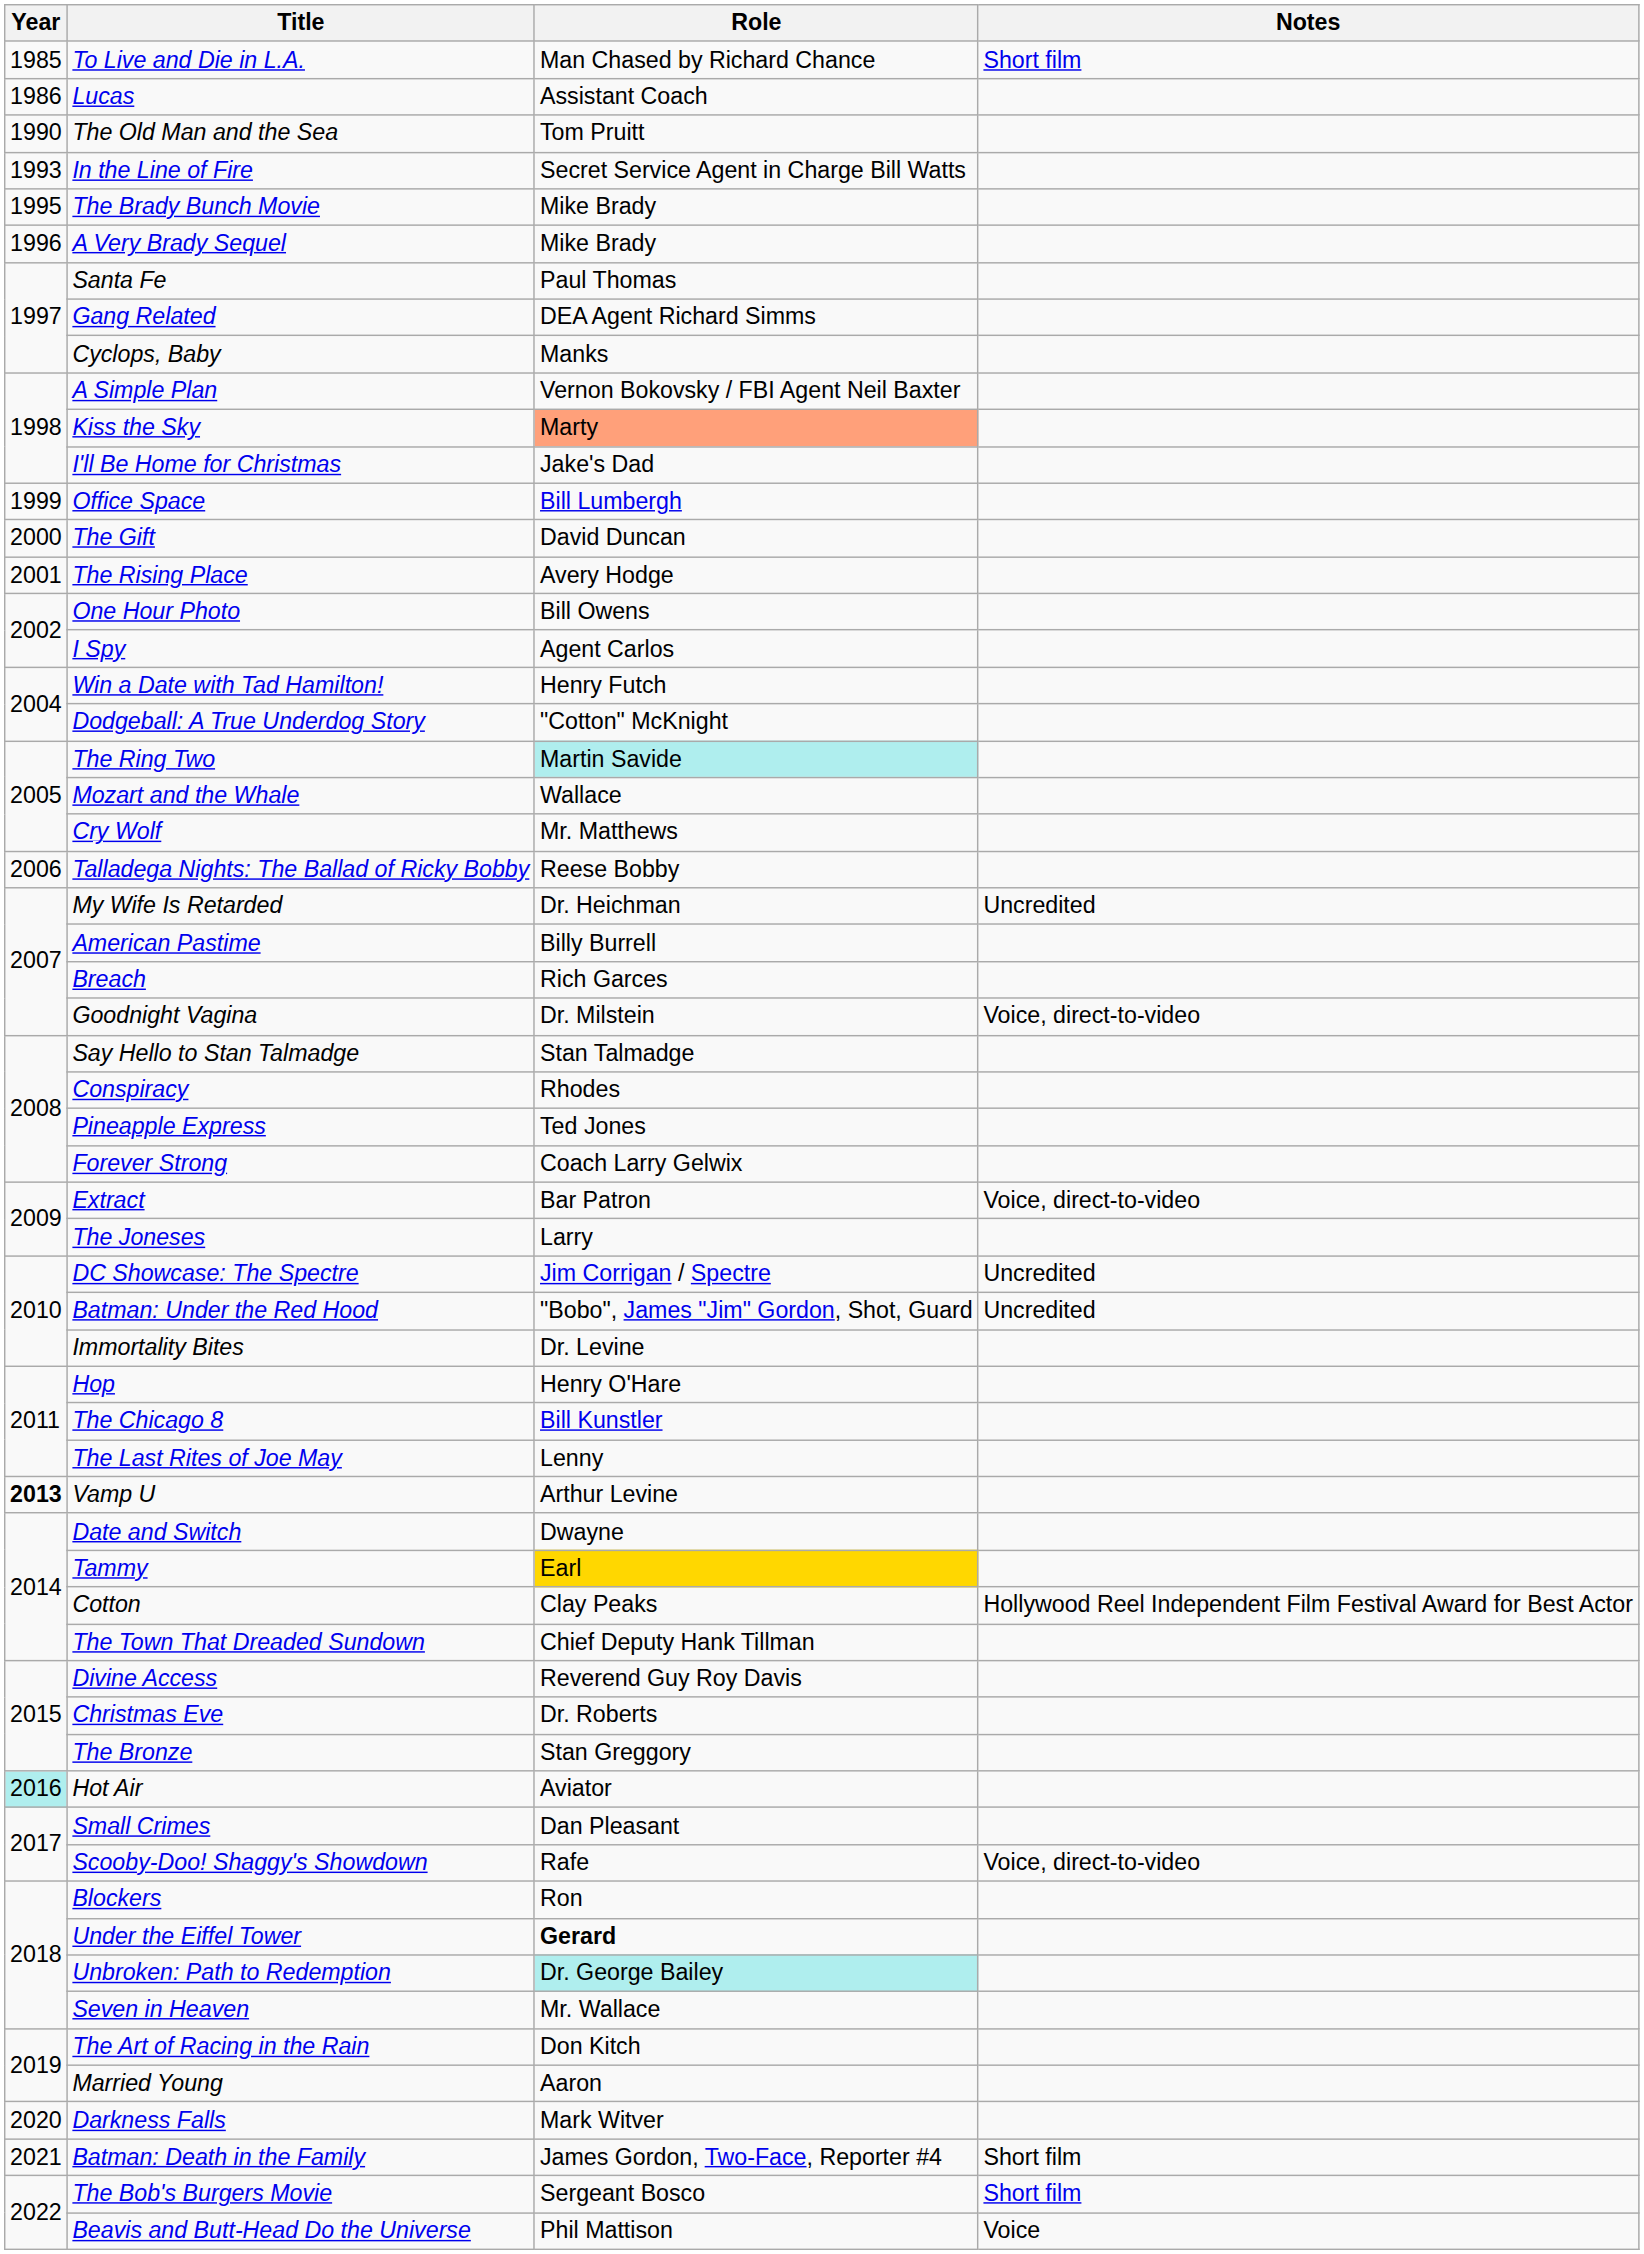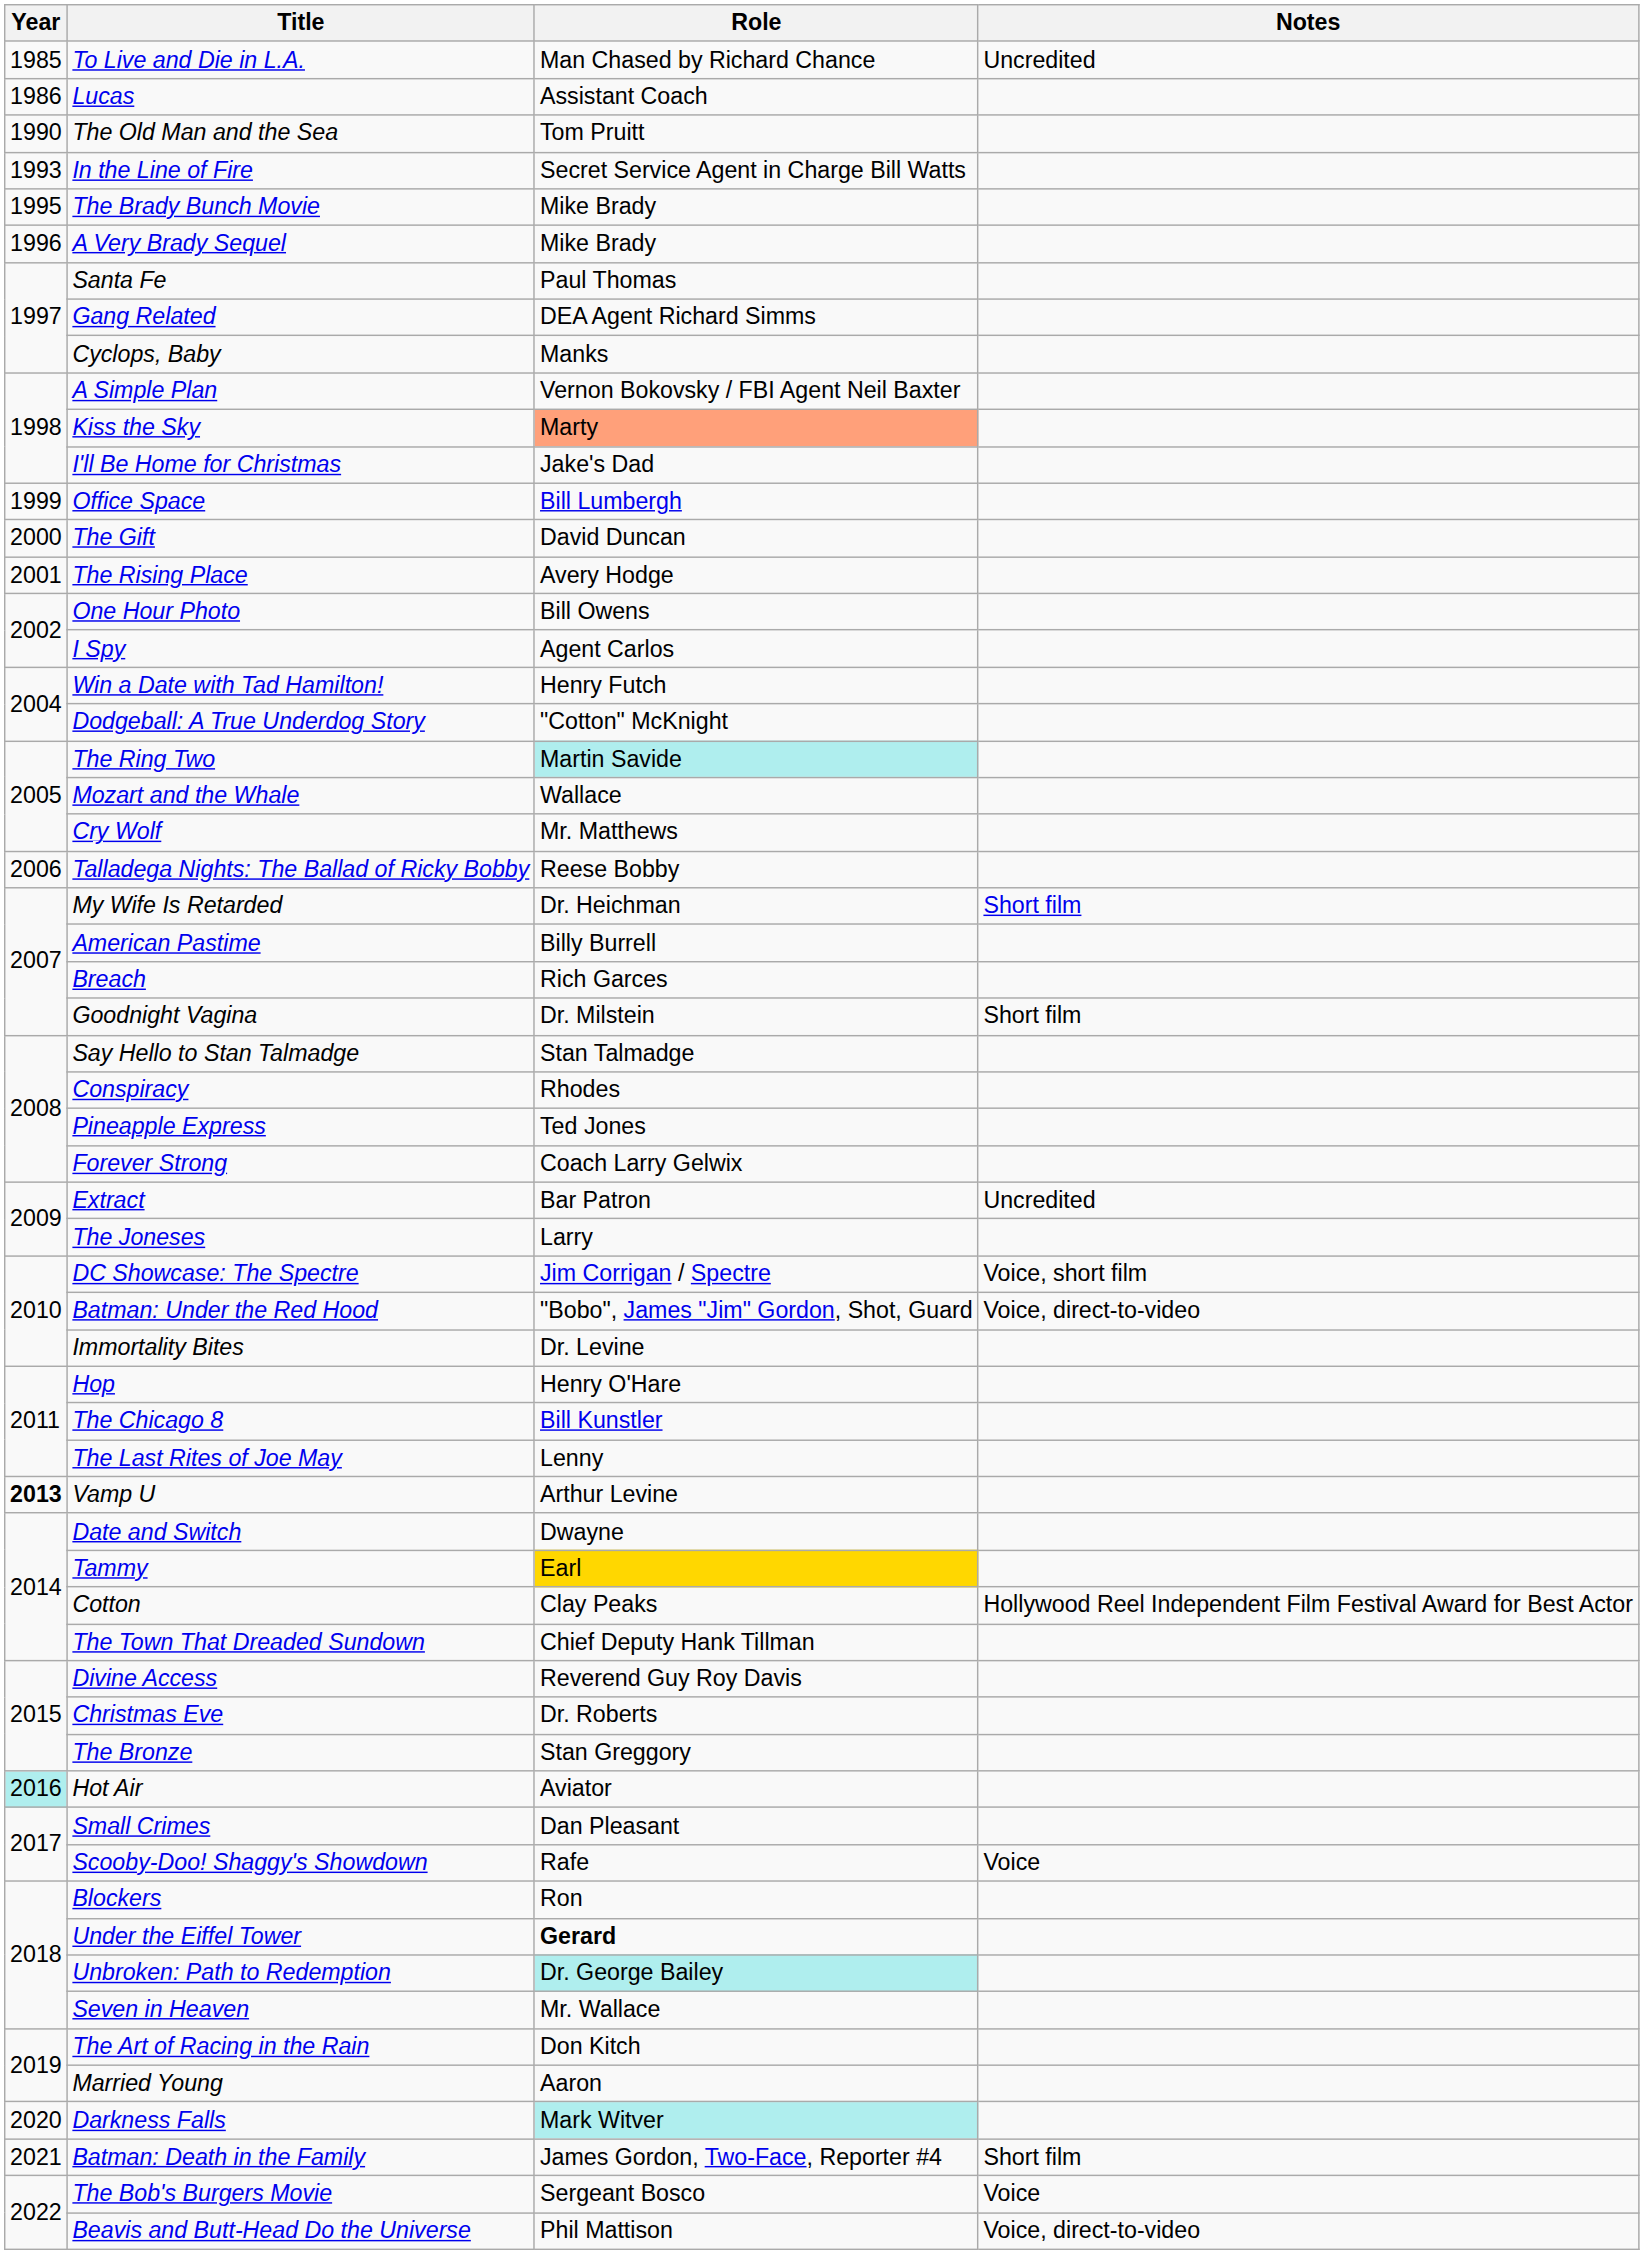(1032, 59) Short film -> (1040, 59) Uncredited
(1040, 905) Uncredited -> (1032, 905) Short film
(1092, 1016) Voice, direct-to-video -> (1032, 1016) Short film
(1092, 1200) Voice, direct-to-video -> (1040, 1200) Uncredited
(1040, 1273) Uncredited -> (1065, 1273) Voice, short film
(1040, 1310) Uncredited -> (1092, 1310) Voice, direct-to-video
(1092, 1862) Voice, direct-to-video -> (1012, 1862) Voice
(602, 2120) no background -> (602, 2120) paleturquoise background
(1032, 2193) Short film -> (1012, 2193) Voice
(1012, 2230) Voice -> (1092, 2230) Voice, direct-to-video
